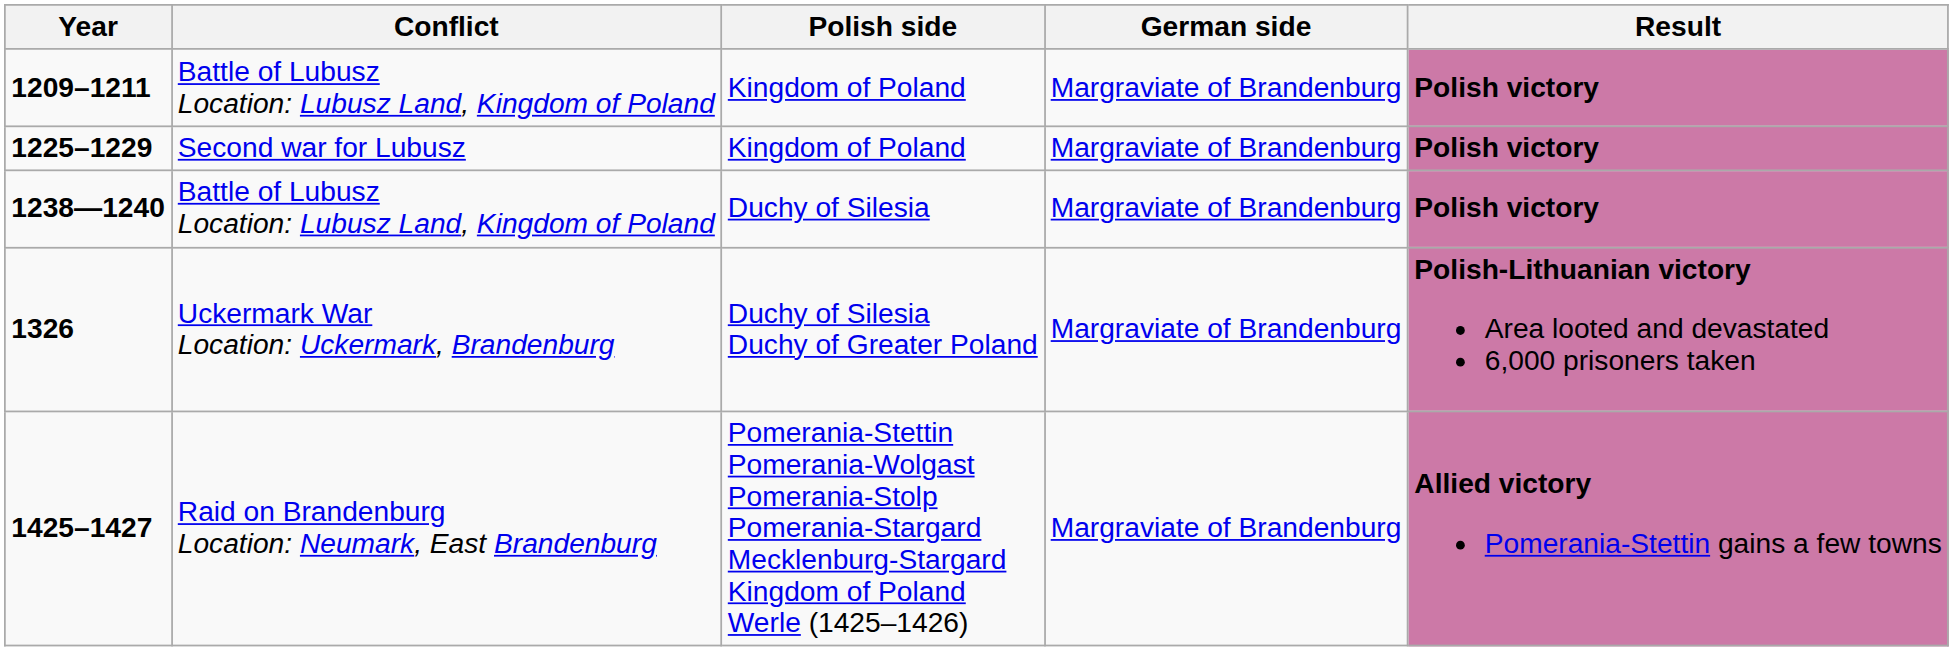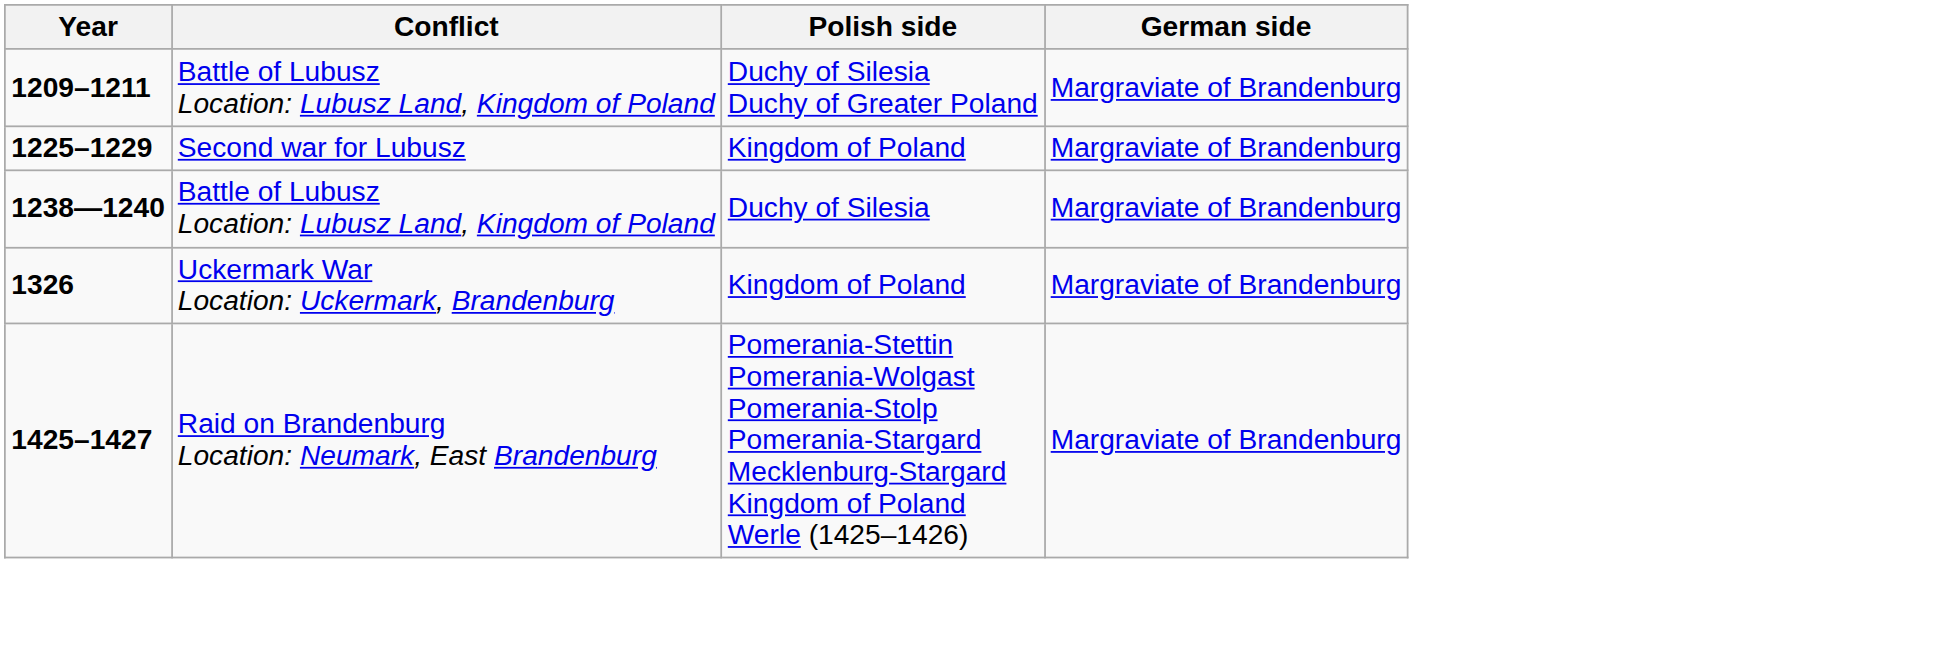- column: (1678, 26)
(847, 87) Kingdom of Poland -> (883, 87) Duchy of Silesia Duchy of Greater Poland
(883, 328) Duchy of Silesia Duchy of Greater Poland -> (847, 284) Kingdom of Poland
